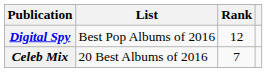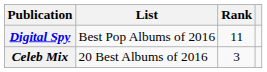(237, 36) 12 -> (237, 36) 11
(237, 57) 7 -> (237, 57) 3
